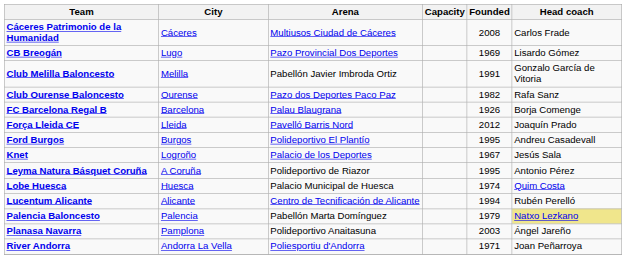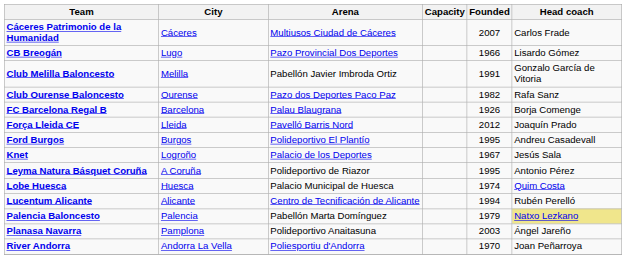(489, 32) 2008 -> (489, 32) 2007
(489, 53) 1969 -> (489, 53) 1966
(489, 246) 1971 -> (489, 246) 1970
